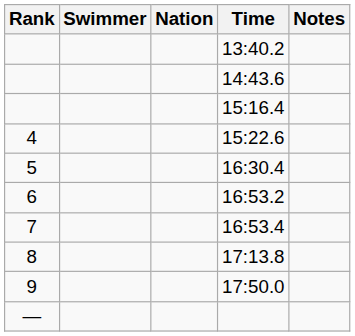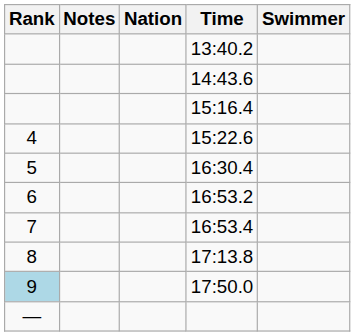columns swapped: (105, 19) <-> (319, 19)
(32, 286) no background -> (32, 286) lightblue background
